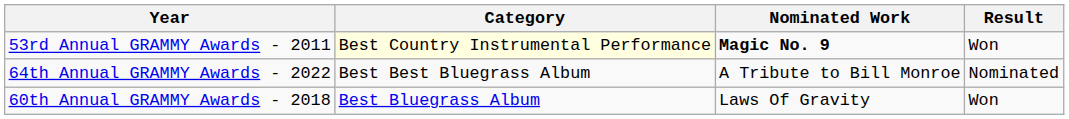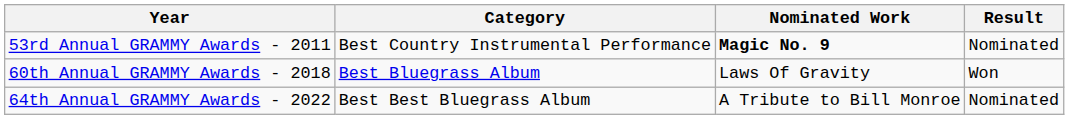(525, 46) lightyellow background -> (525, 46) no background
(984, 46) Won -> (1014, 46) Nominated
rows swapped: (170, 100) <-> (170, 73)
